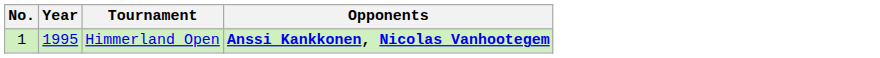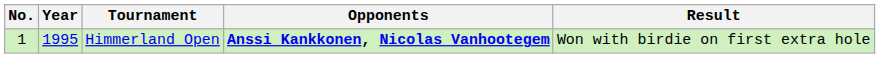+ column: (714, 17)
